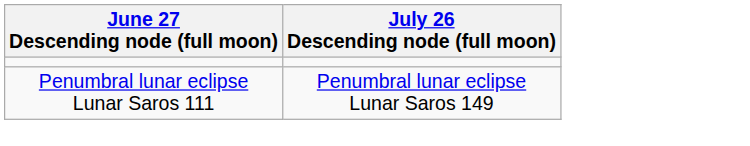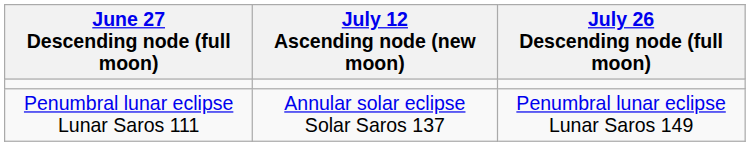+ column: (375, 41)
